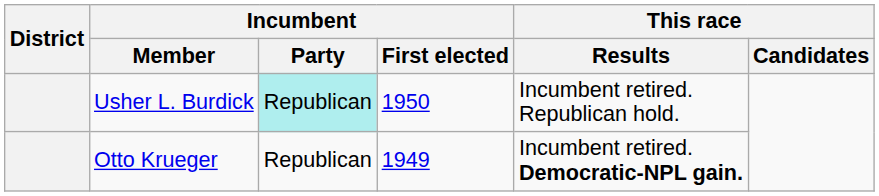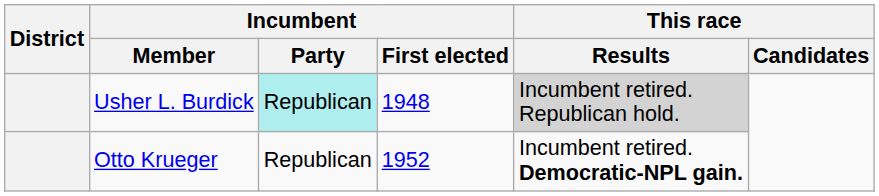(406, 102) 1950 -> (406, 102) 1948
(606, 102) no background -> (606, 102) lightgrey background
(406, 160) 1949 -> (406, 160) 1952
